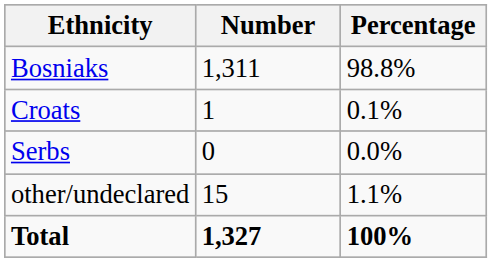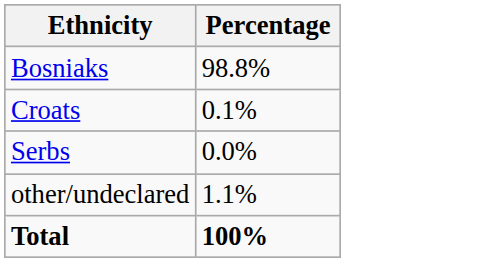- column: (268, 25)
